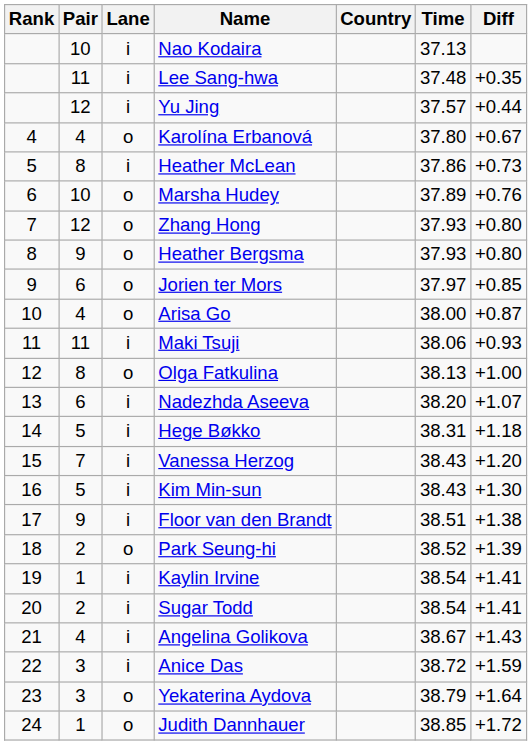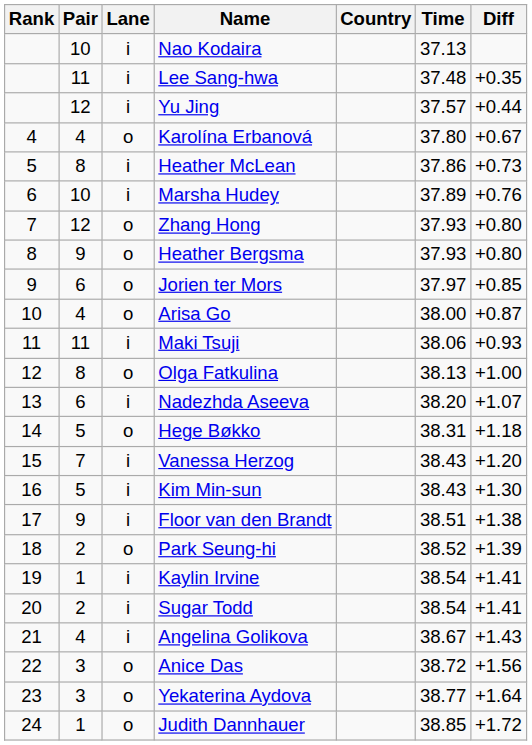(128, 195) o -> (128, 195) i
(128, 431) i -> (128, 431) o
(128, 666) i -> (128, 666) o
(498, 666) +1.59 -> (498, 666) +1.56
(443, 696) 38.79 -> (443, 696) 38.77
